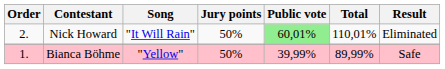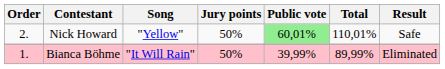(160, 34) "It Will Rain" -> (160, 34) "Yellow"
(410, 34) Eliminated -> (410, 34) Safe
(160, 53) "Yellow" -> (160, 53) "It Will Rain"
(410, 53) Safe -> (410, 53) Eliminated
